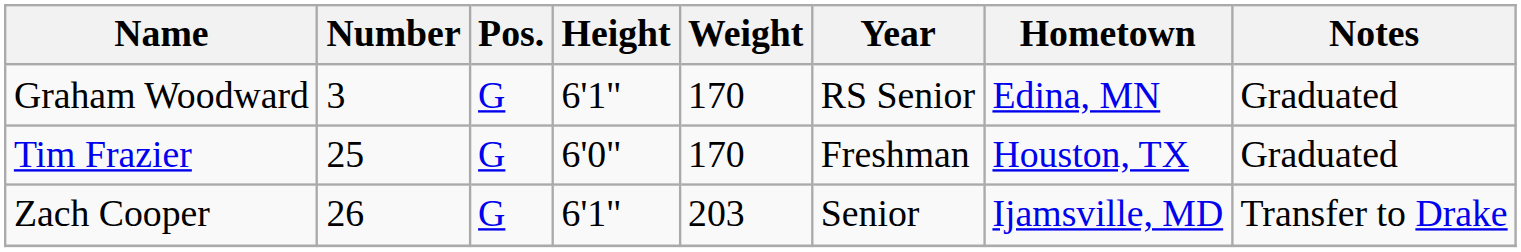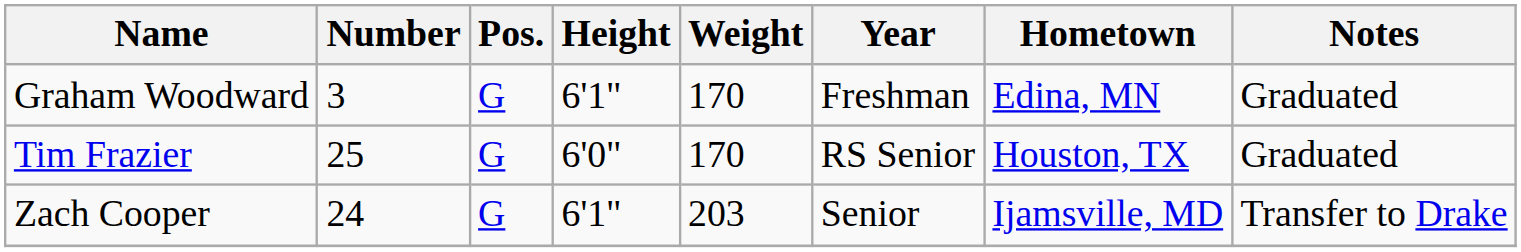(898, 94) RS Senior -> (895, 94) Freshman
(895, 154) Freshman -> (898, 154) RS Senior
(345, 214) 26 -> (345, 214) 24
